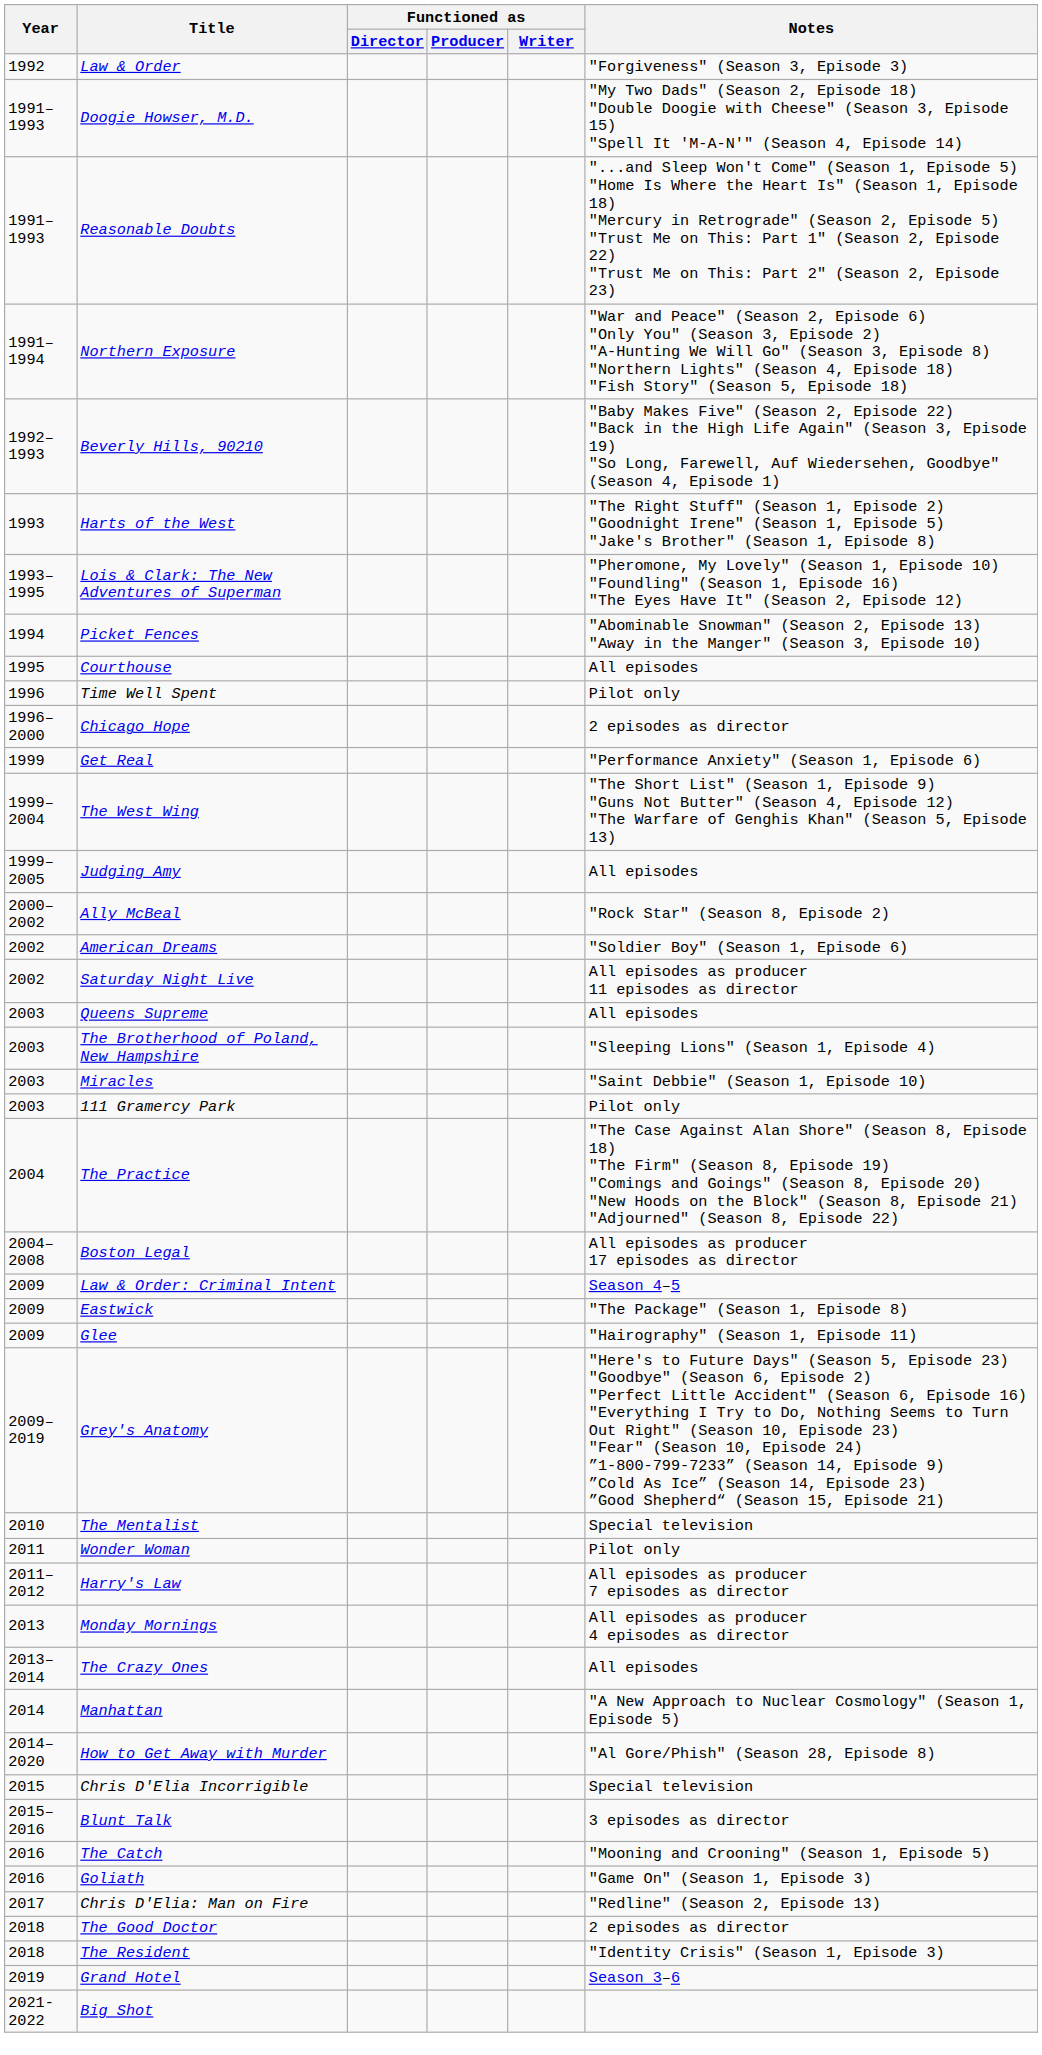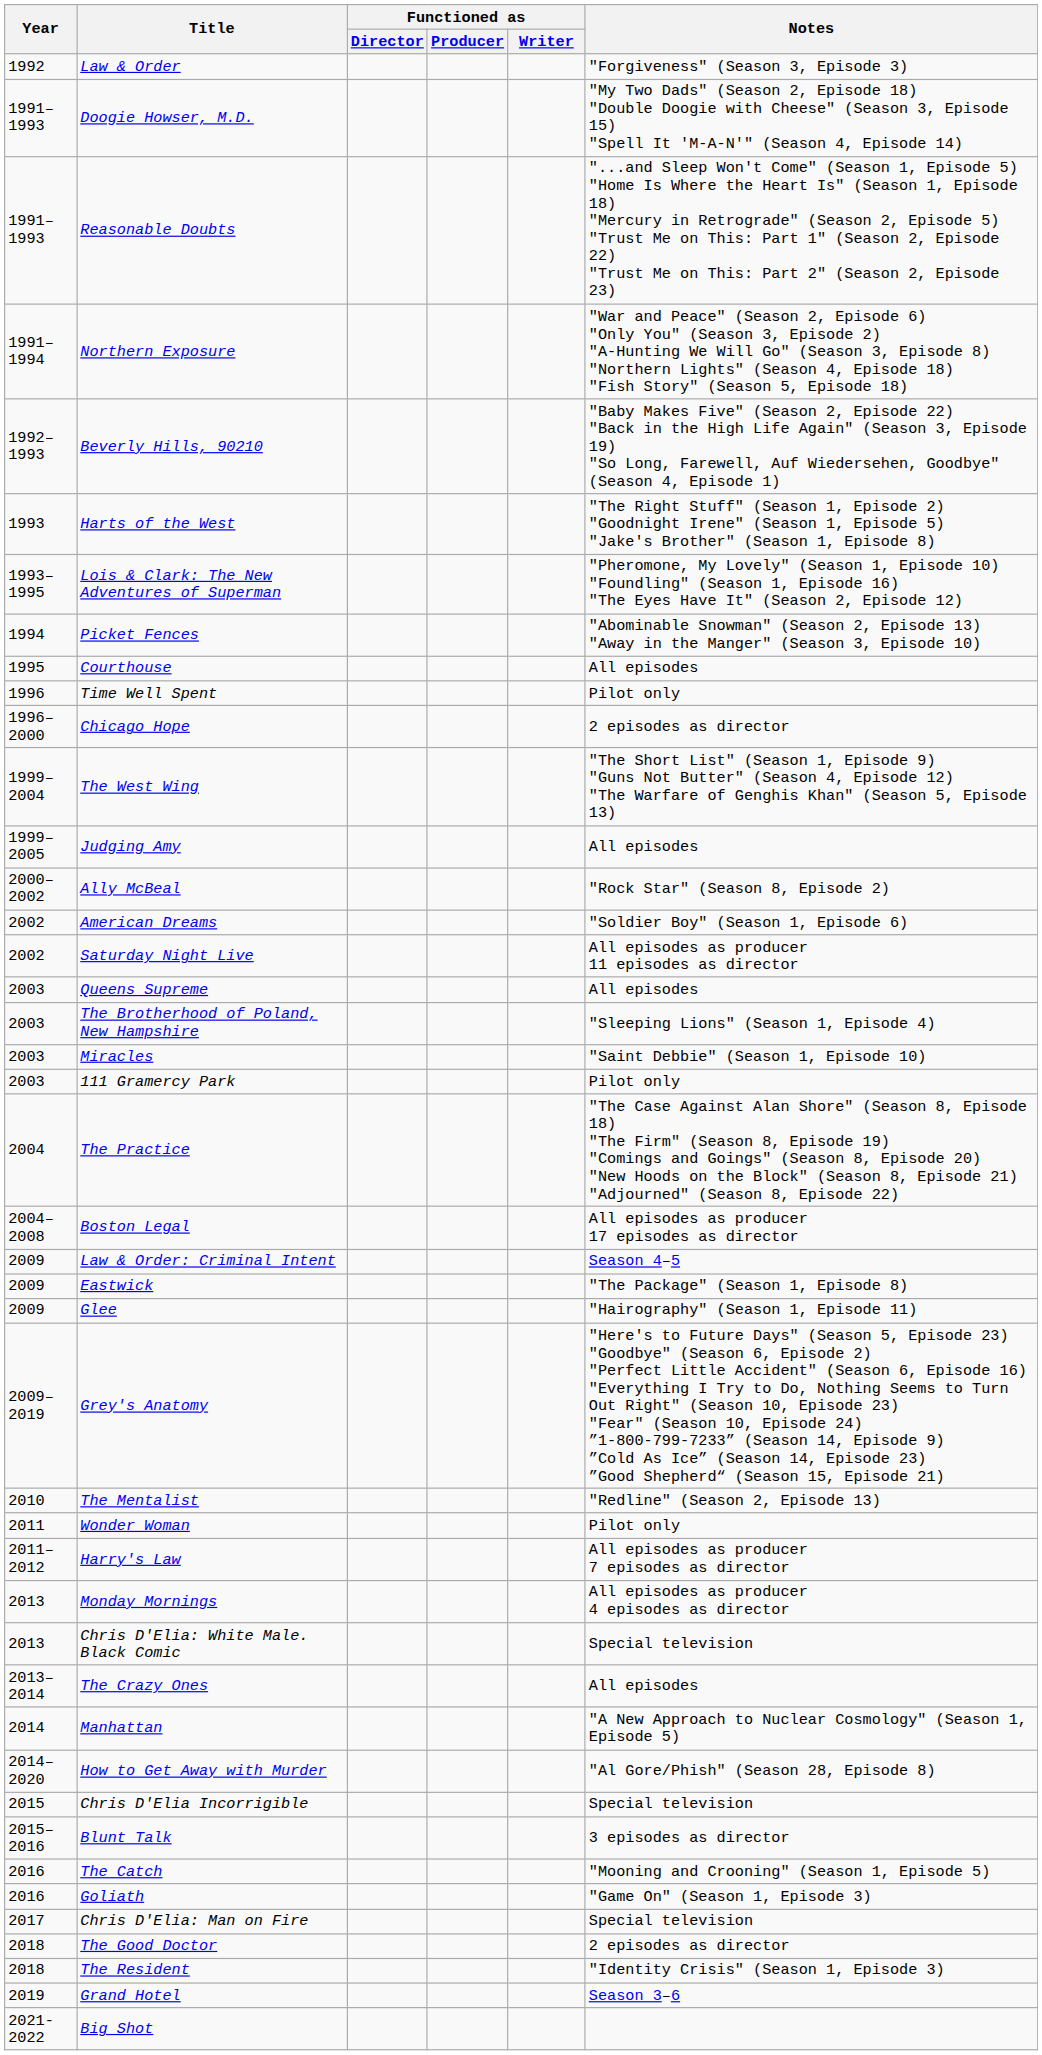- row: (117, 760)
(671, 1526) Special television -> (735, 1501) "Redline" (Season 2, Episode 13)
+ row: (194, 1644)
(735, 1904) "Redline" (Season 2, Episode 13) -> (671, 1921) Special television
